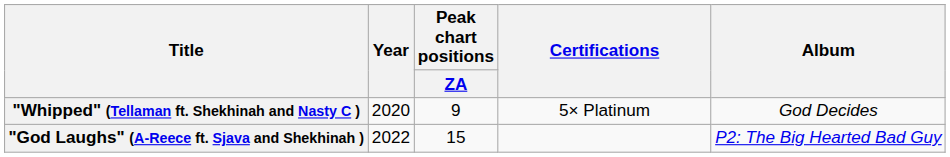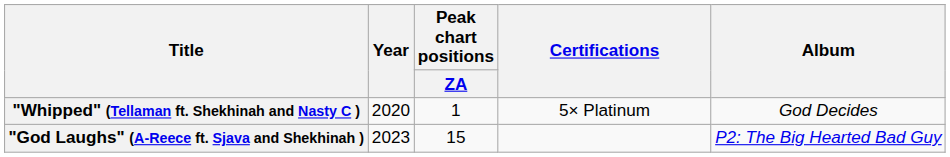(456, 110) 9 -> (456, 110) 1
(391, 138) 2022 -> (391, 138) 2023
